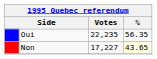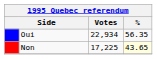(104, 36) 22,235 -> (104, 36) 22,934
(104, 48) 17,227 -> (104, 48) 17,225
